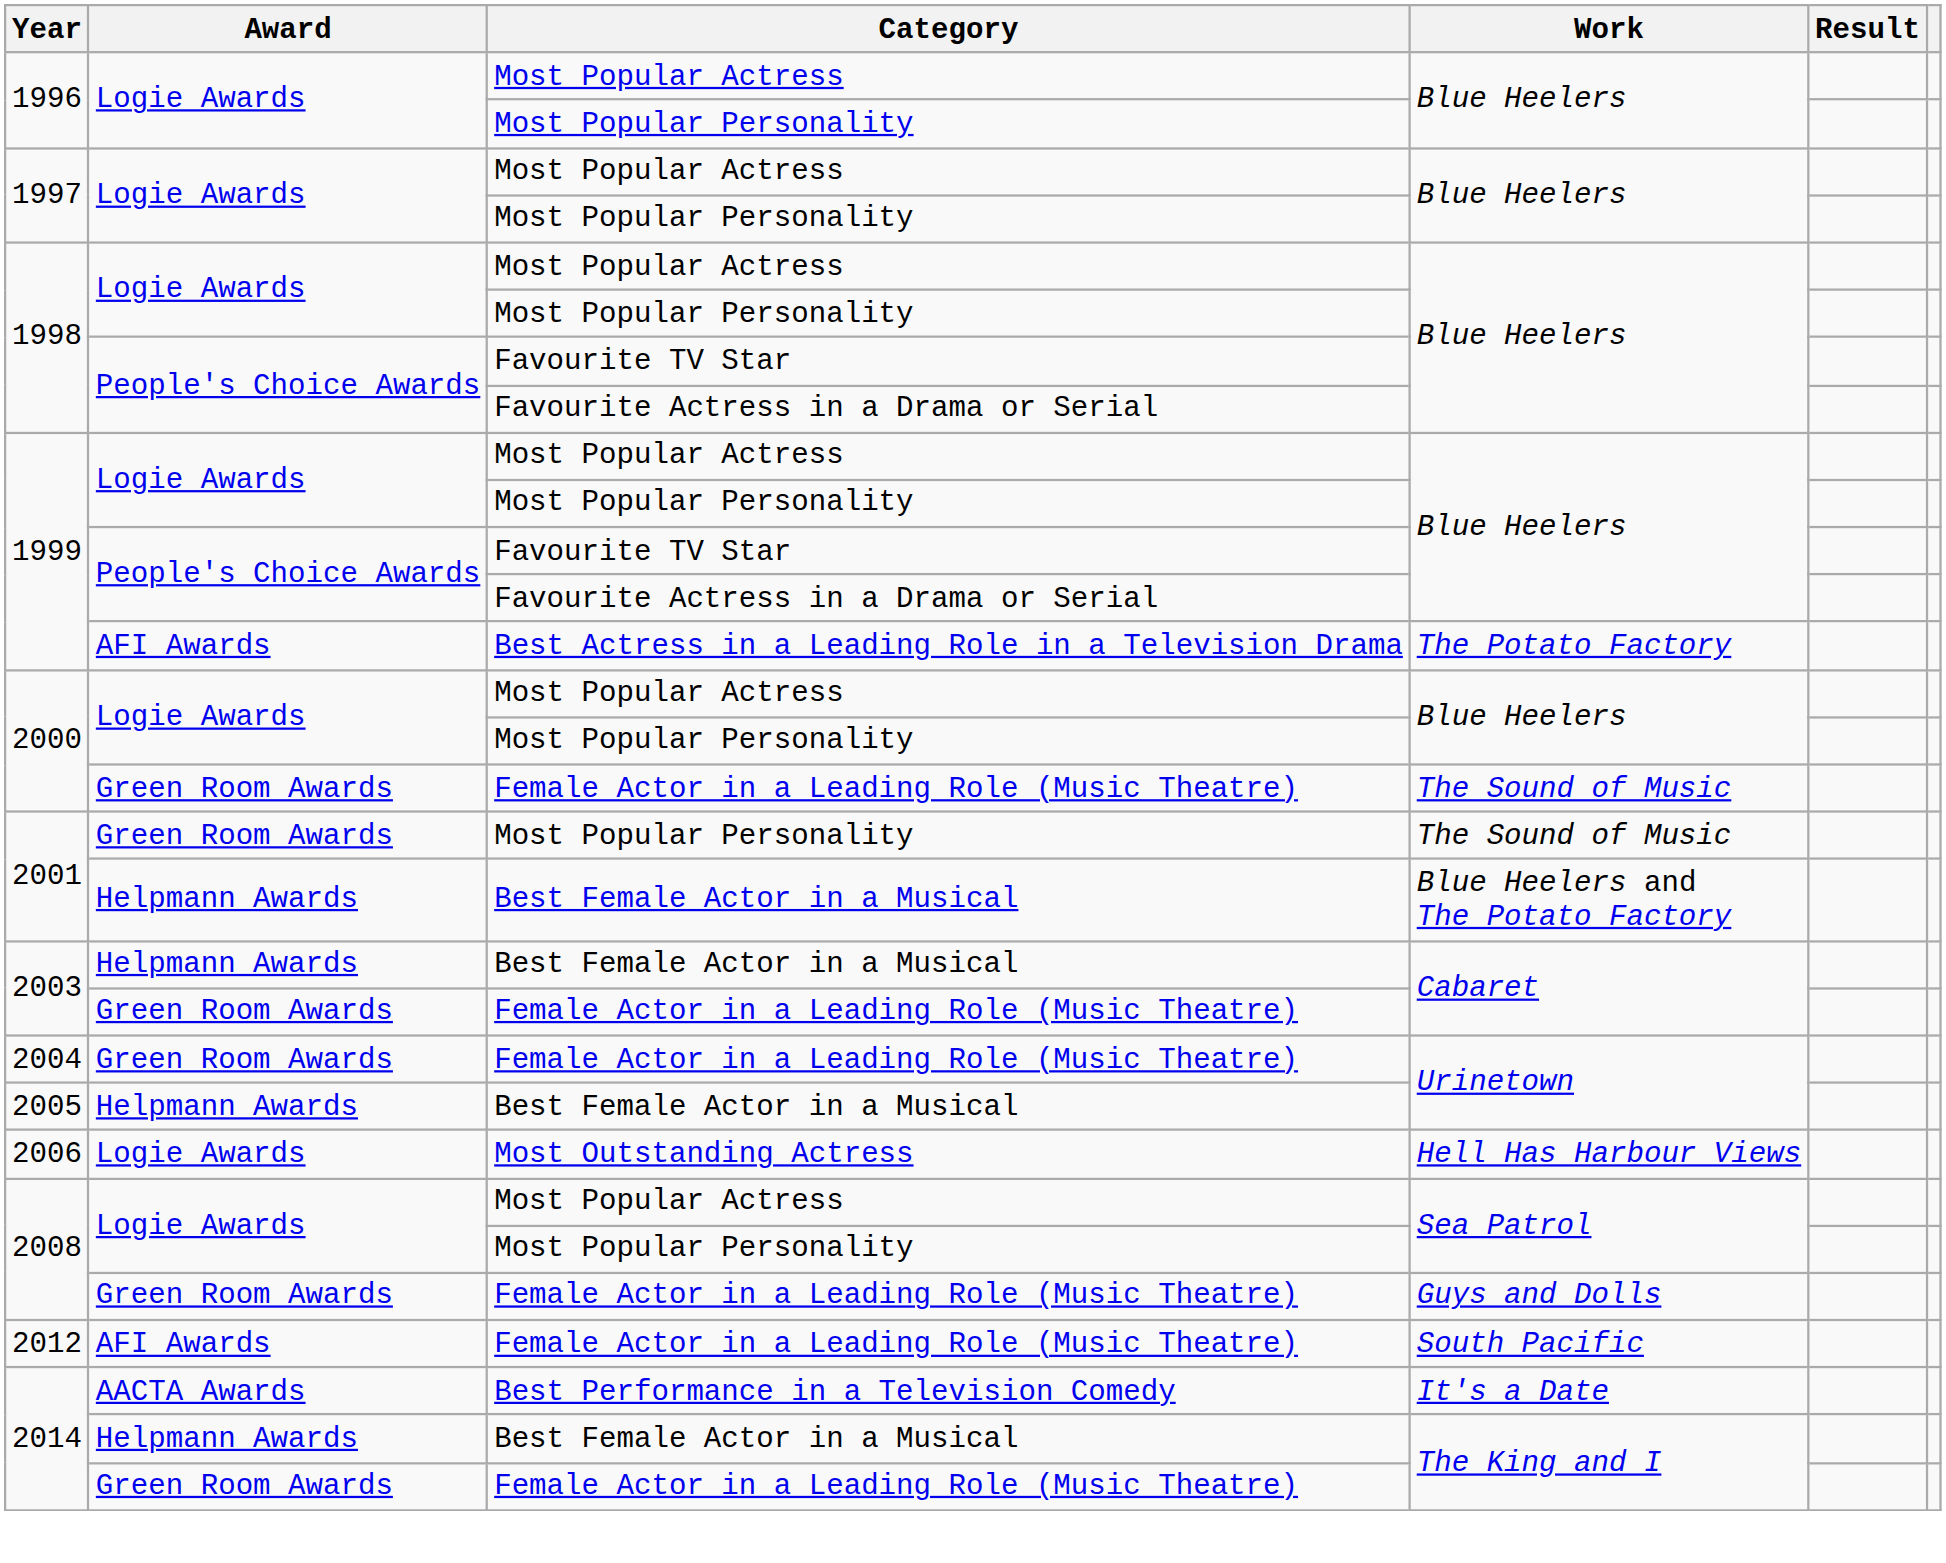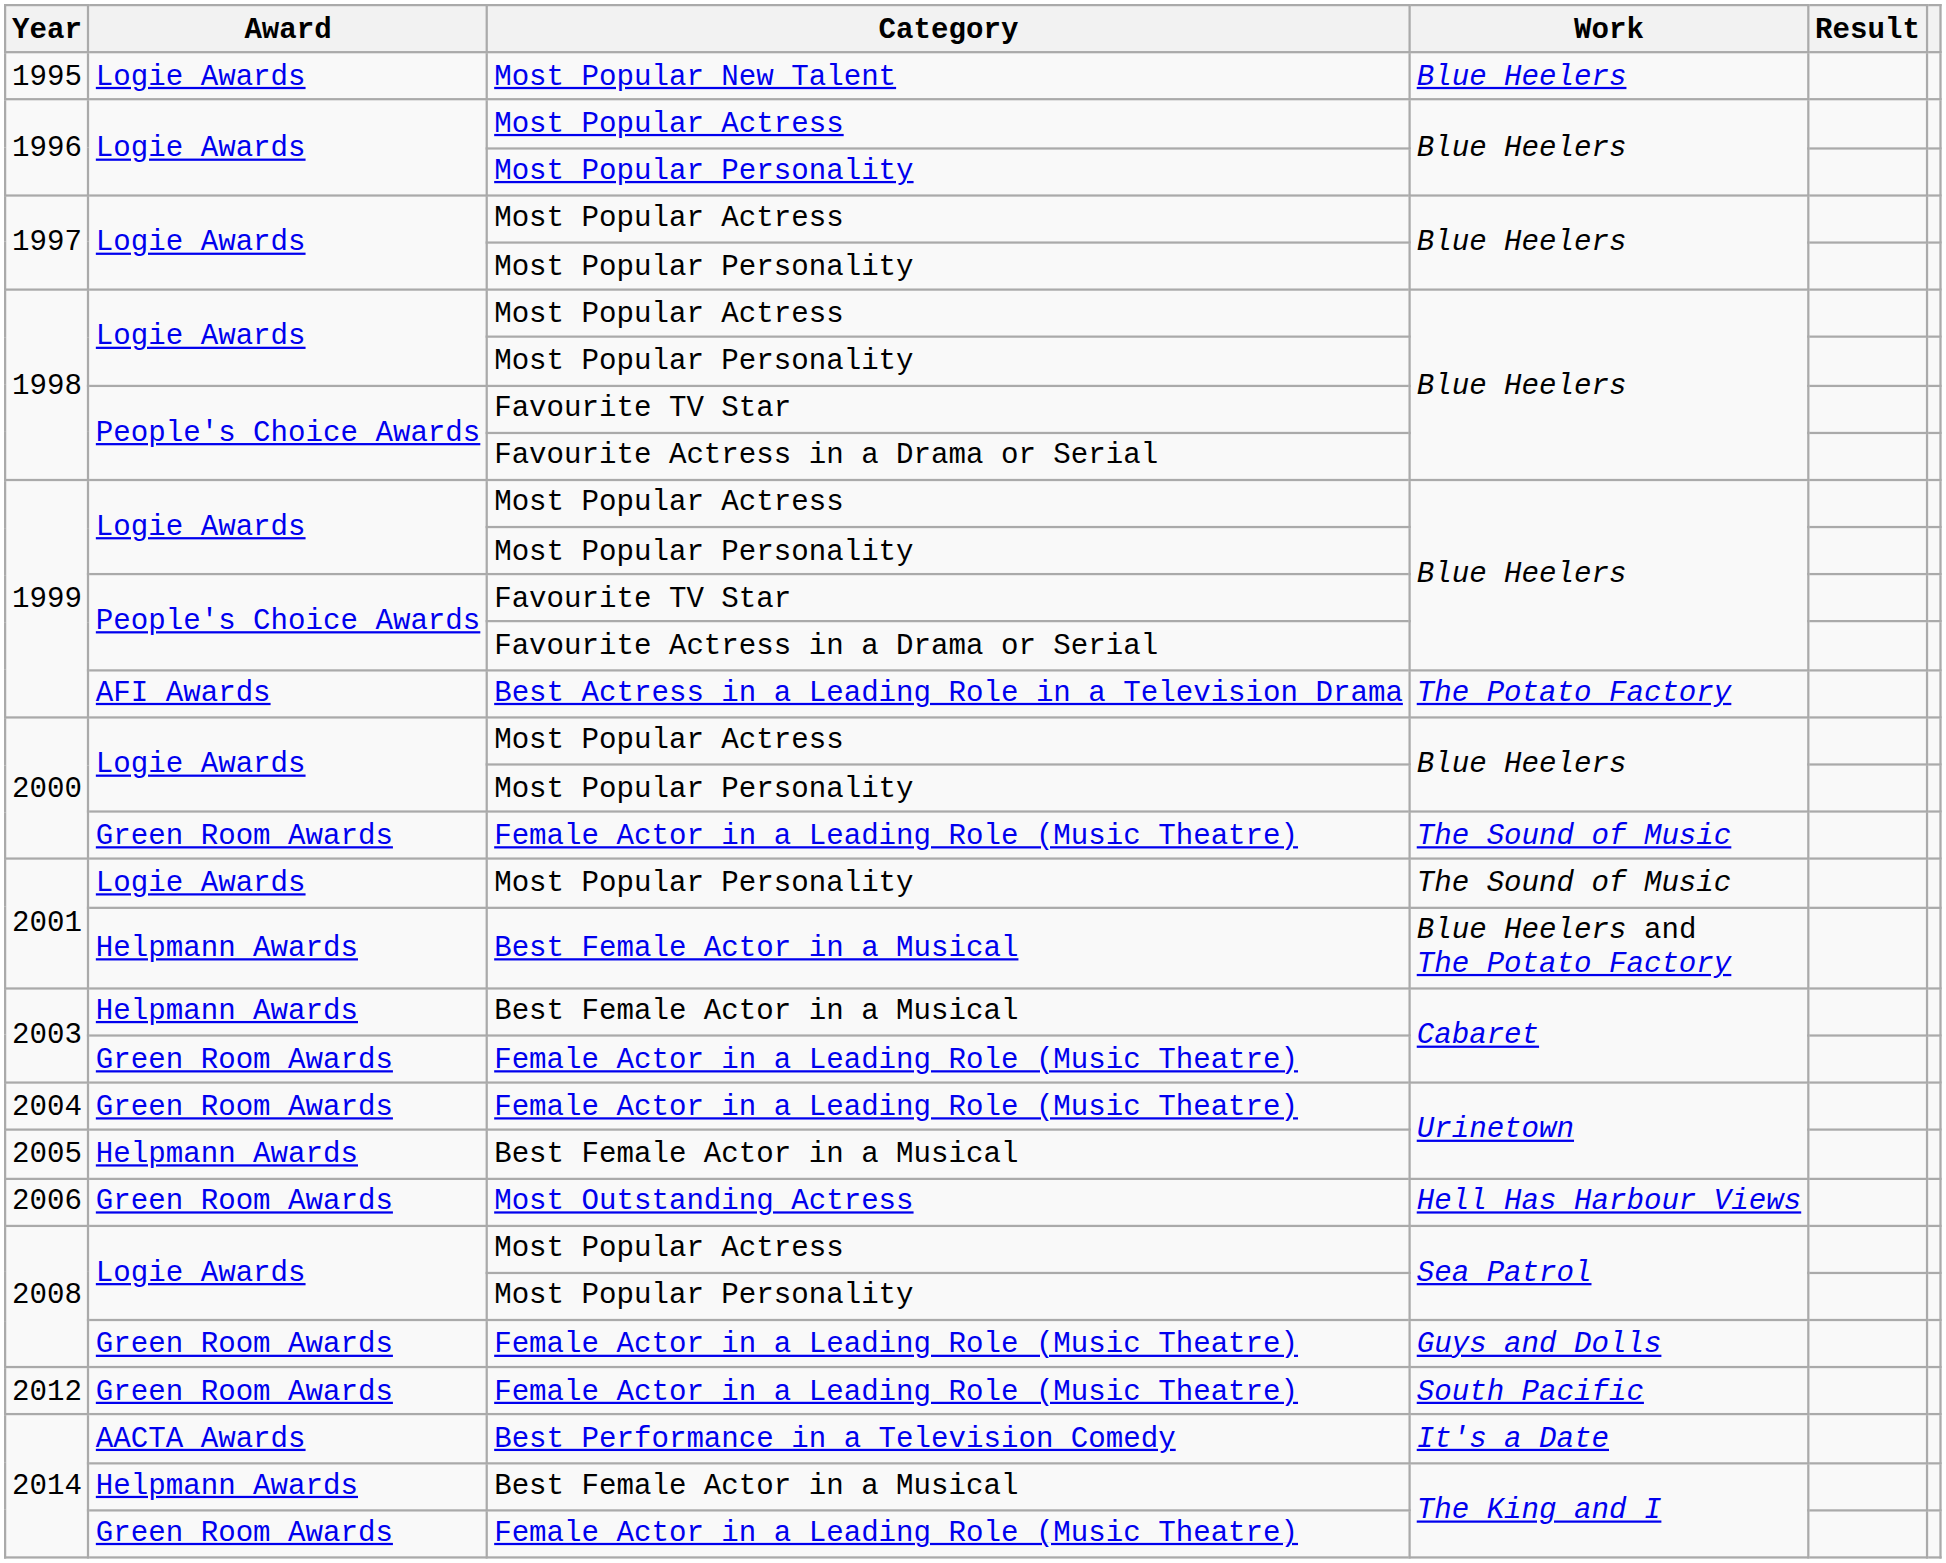+ row: (47, 76)
(244, 836) Green Room Awards -> (201, 883) Logie Awards
(201, 1154) Logie Awards -> (244, 1201) Green Room Awards
(183, 1344) AFI Awards -> (244, 1391) Green Room Awards
